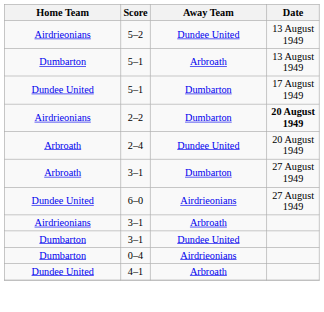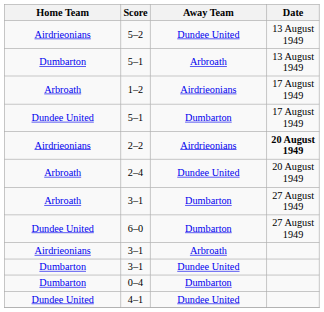+ row: (63, 90)
(208, 117) Dumbarton -> (208, 145) Airdrieonians
(208, 201) Airdrieonians -> (208, 228) Dumbarton
(208, 255) Airdrieonians -> (208, 283) Dumbarton
(208, 271) Arbroath -> (208, 299) Dundee United
